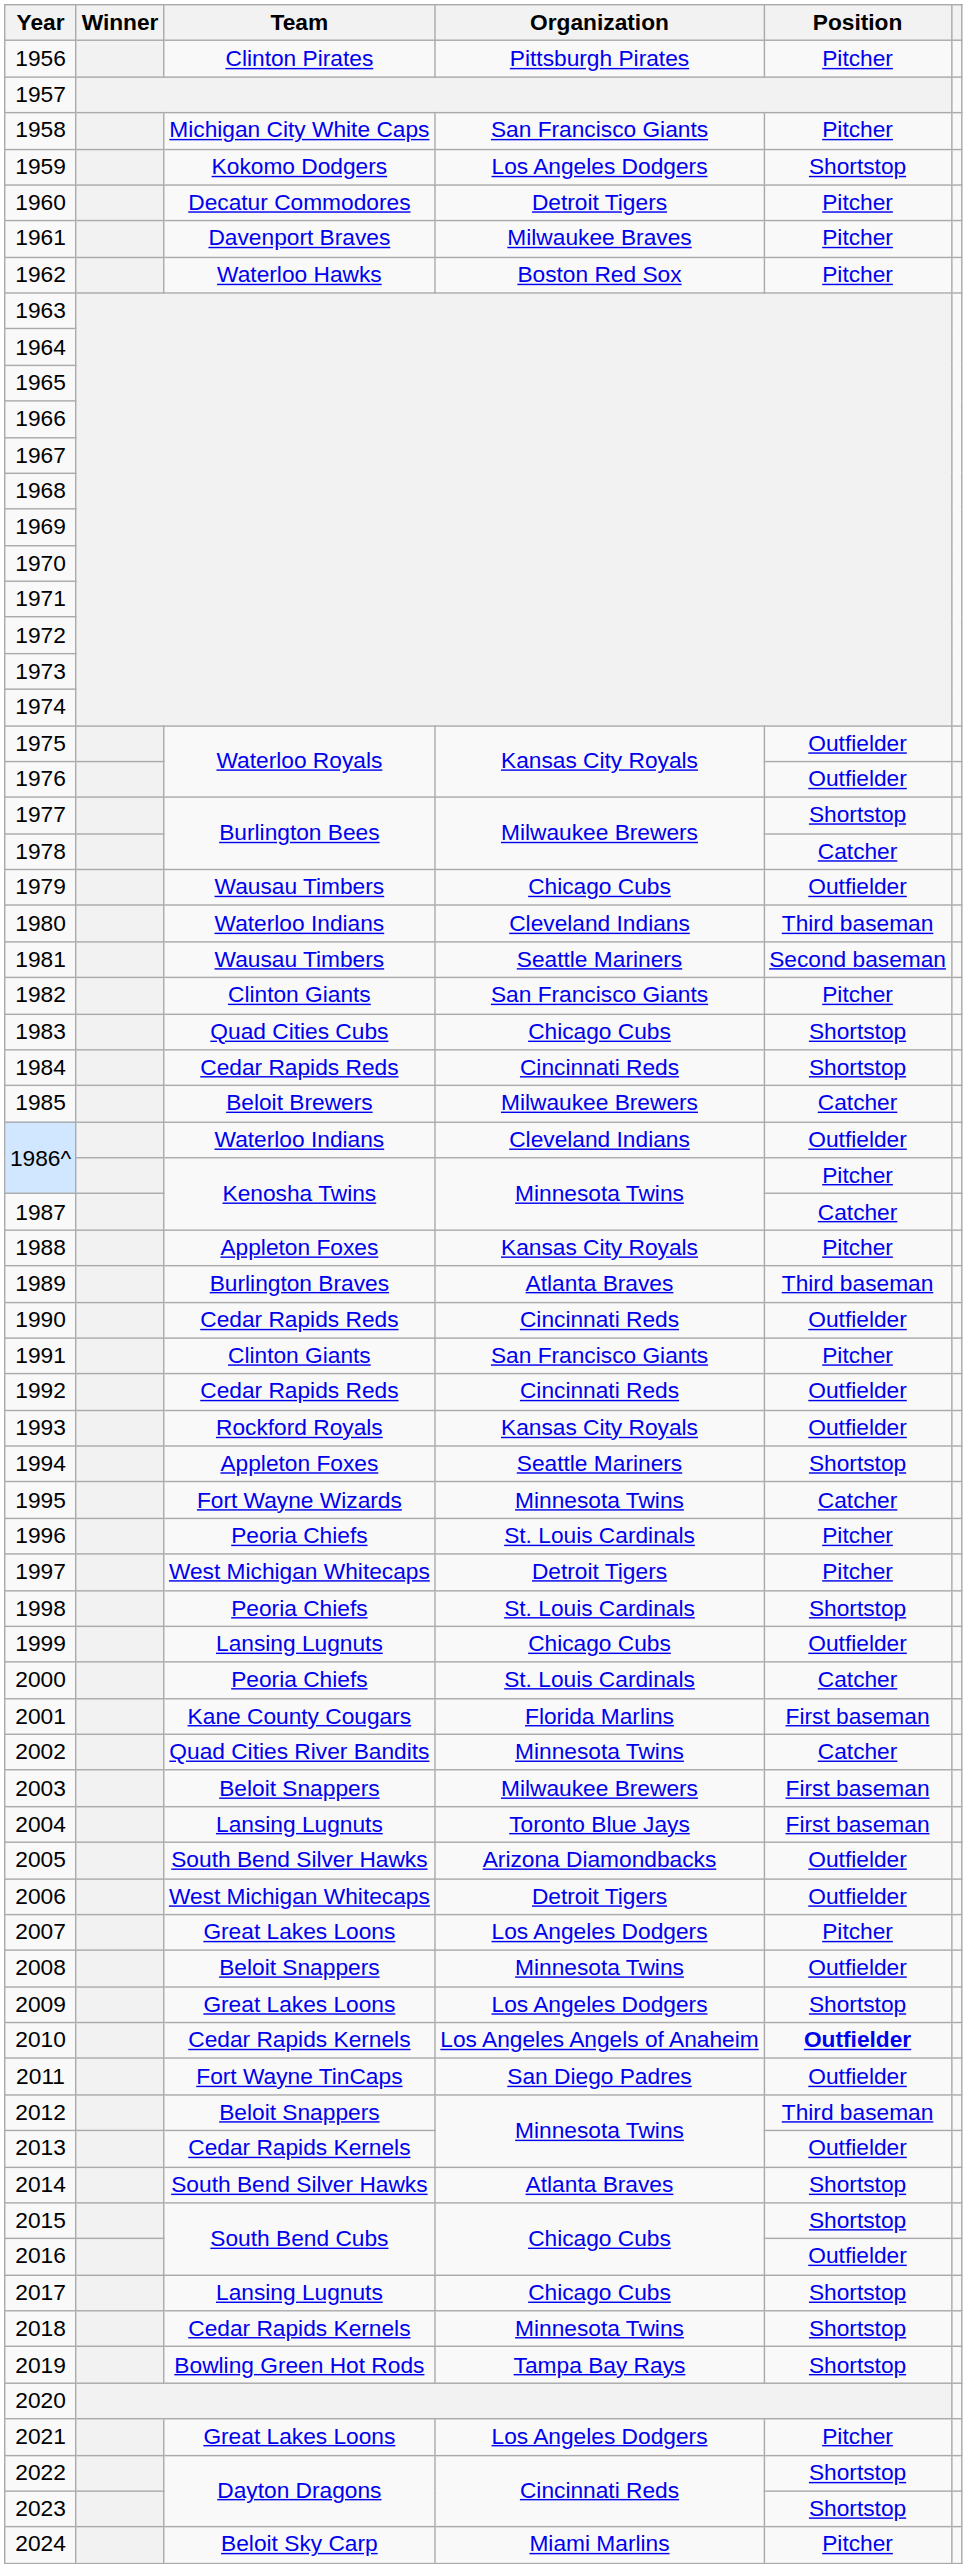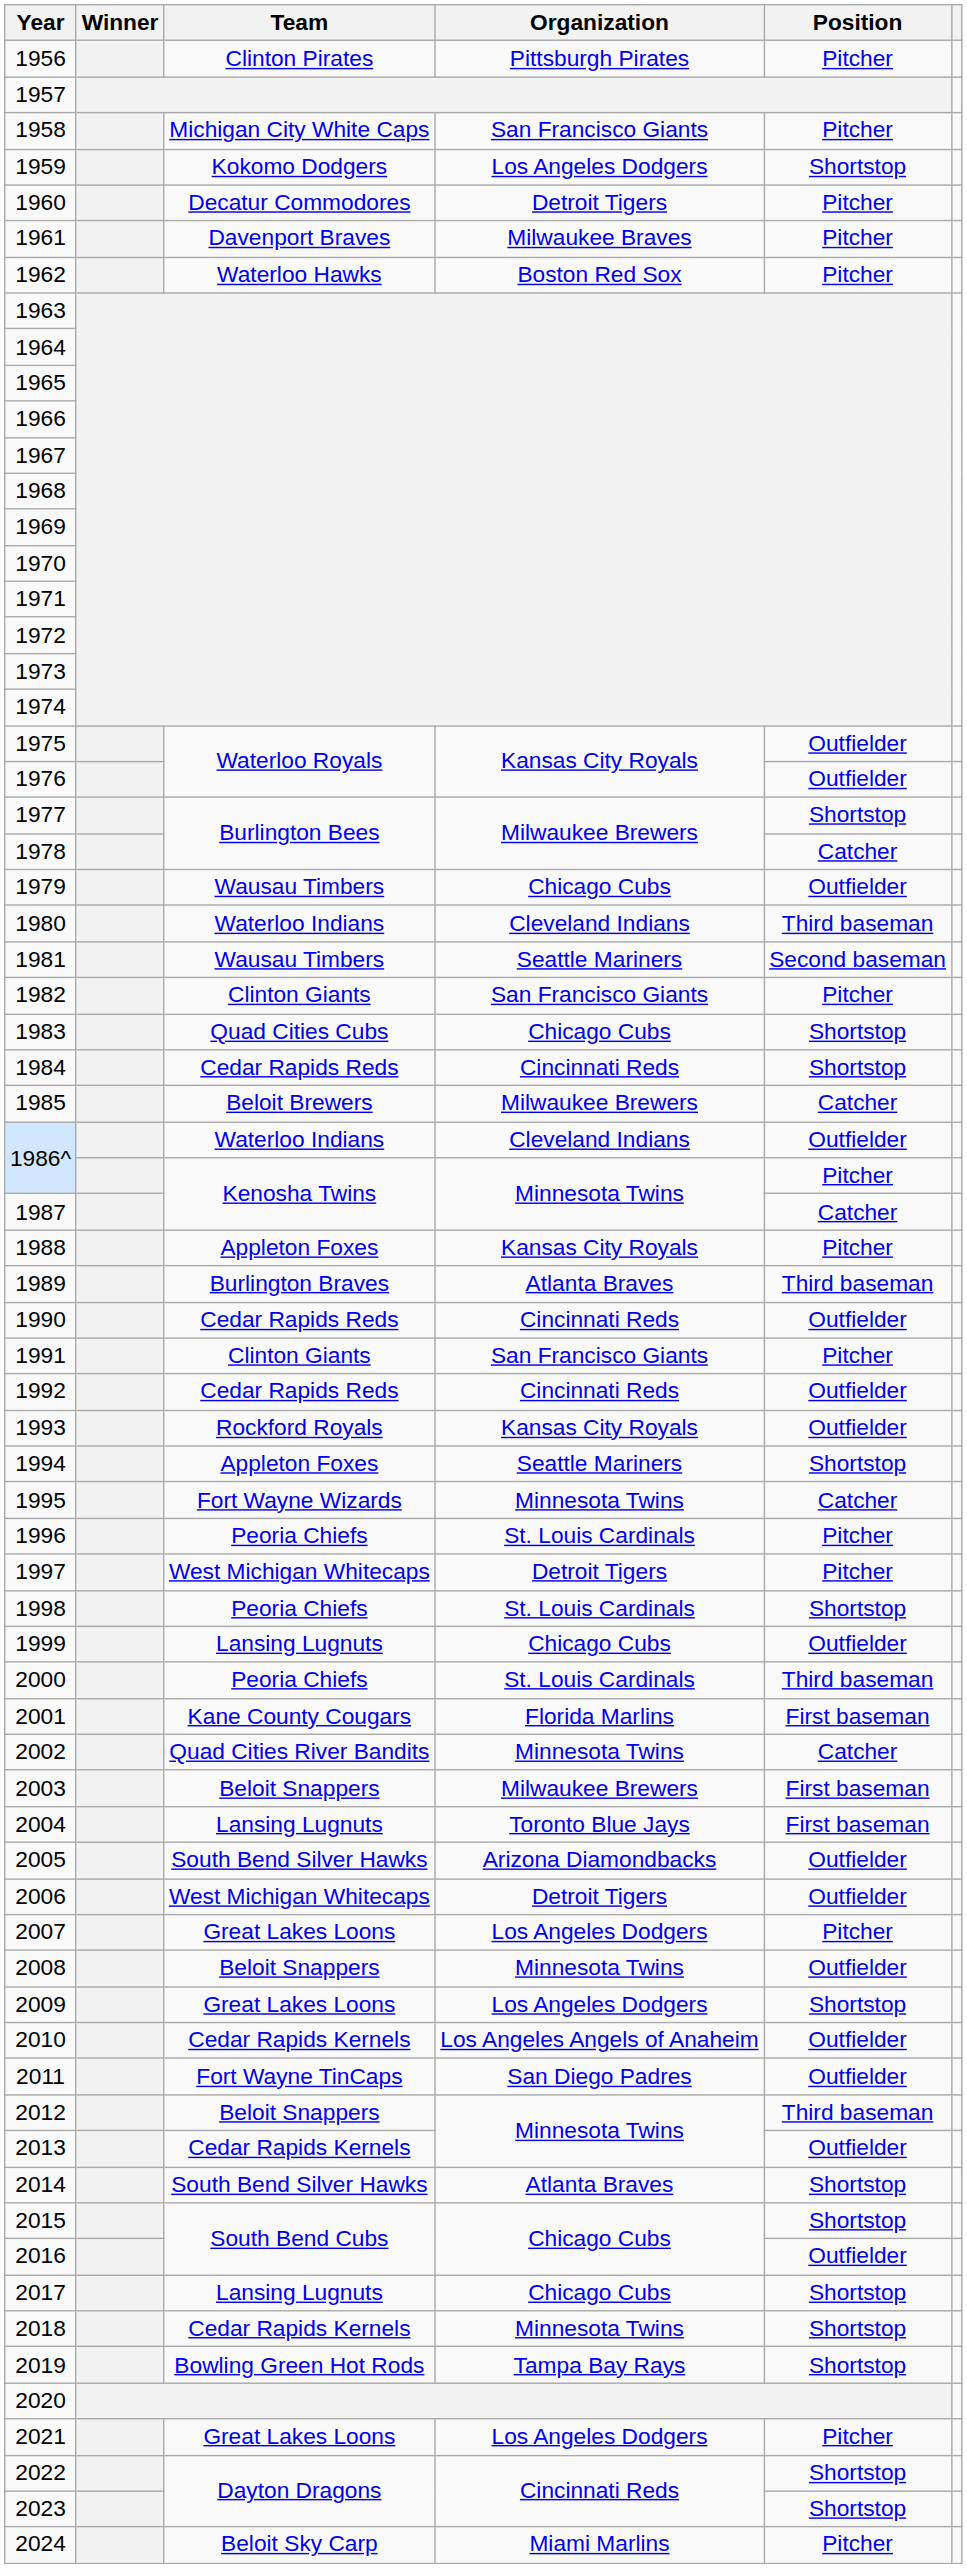(858, 1680) Catcher -> (858, 1680) Third baseman
(858, 2040) bold -> (858, 2040) normal
